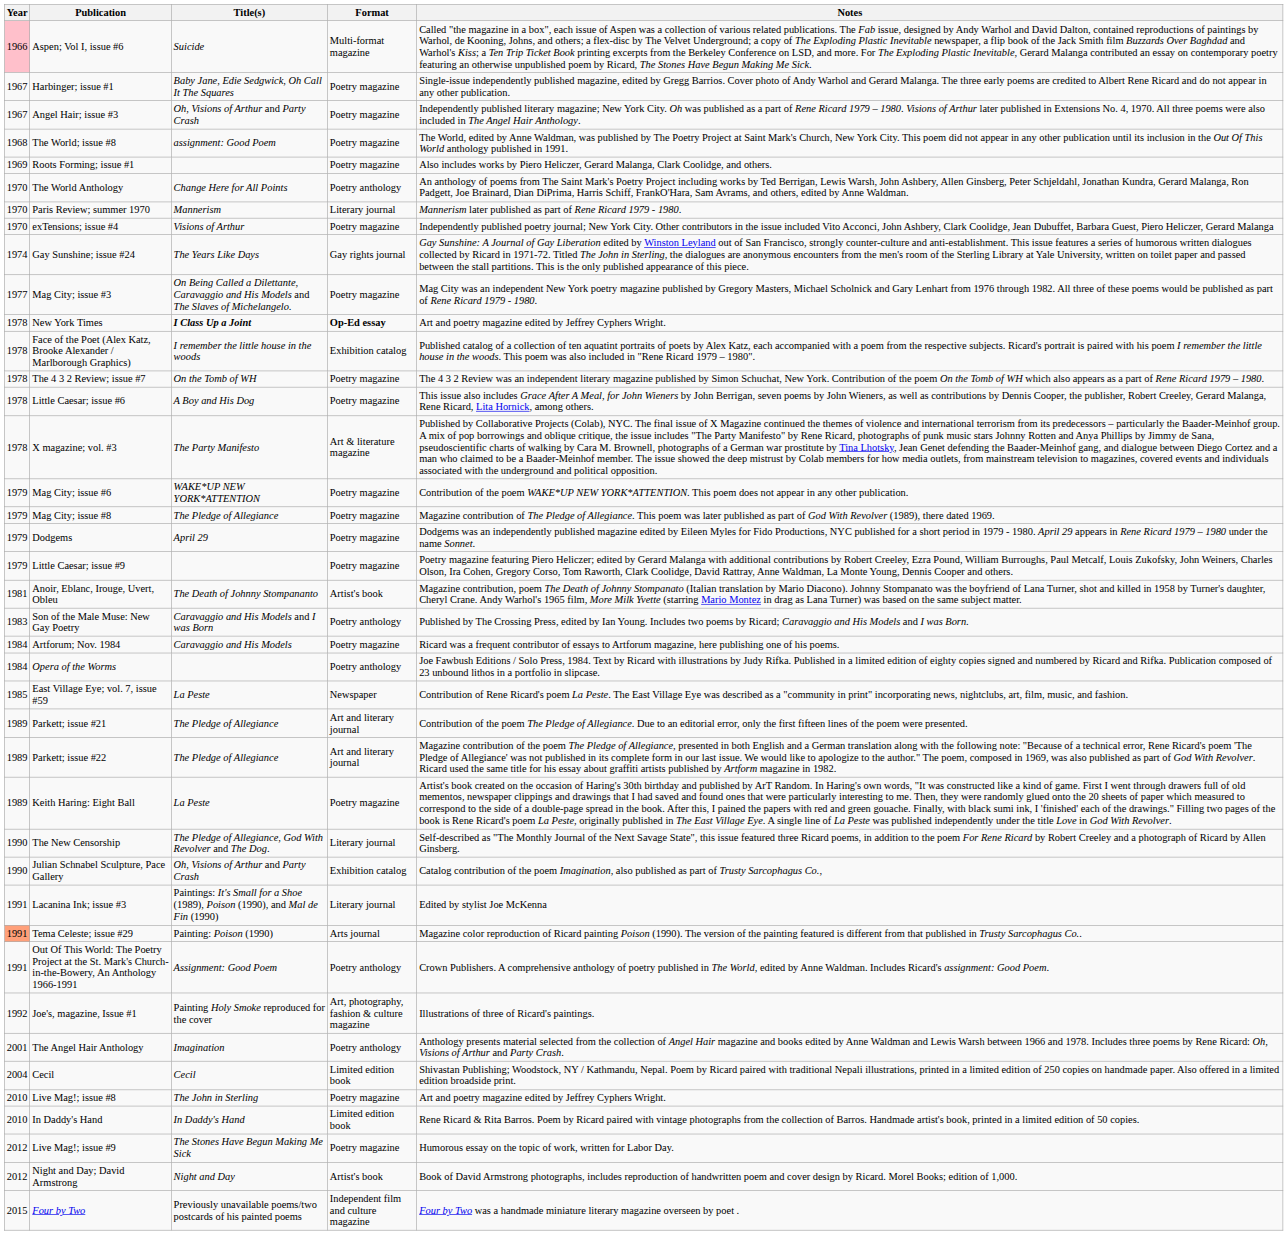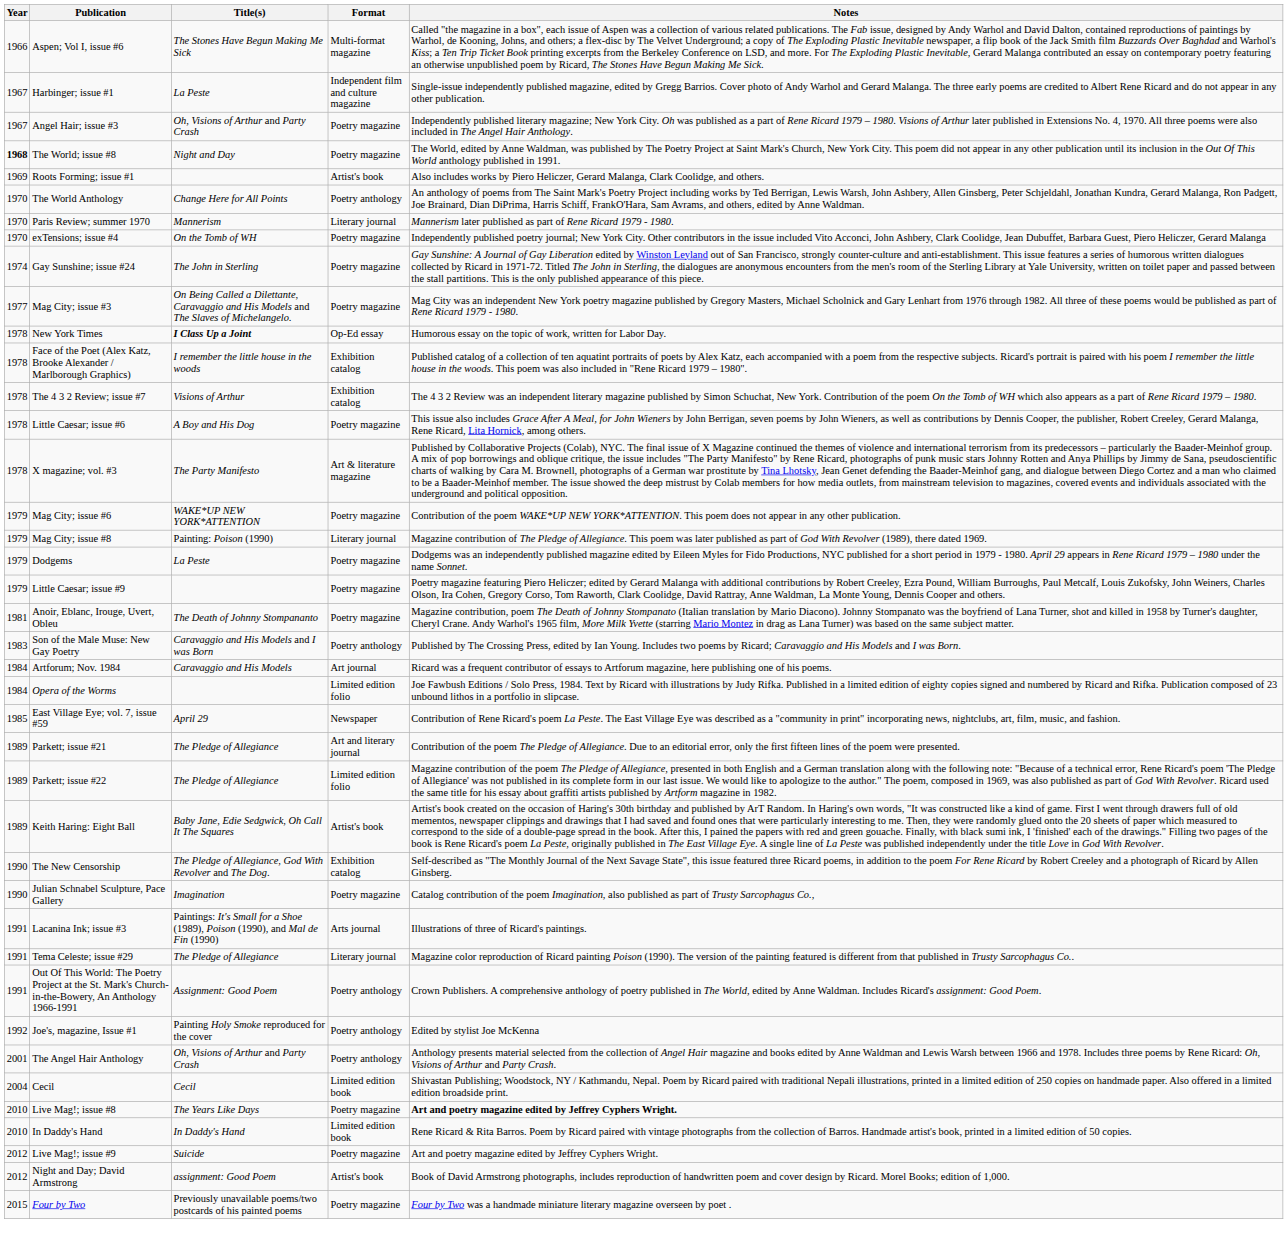(17, 46) pink background -> (17, 46) no background
(189, 46) Suicide -> (248, 46) The Stones Have Begun Making Me Sick
(248, 86) Baby Jane, Edie Sedgwick, Oh Call It The Squares -> (192, 92) La Peste
(365, 86) Poetry magazine -> (366, 92) Independent film and culture magazine
(17, 143) normal -> (17, 154) bold
(225, 143) assignment: Good Poem -> (204, 154) Night and Day
(365, 165) Poetry magazine -> (357, 177) Artist's book
(209, 226) Visions of Arthur -> (215, 238) On the Tomb of WH
(216, 254) The Years Like Days -> (216, 266) The John in Sterling
(368, 254) Gay rights journal -> (365, 266) Poetry magazine
(358, 322) bold -> (357, 334) normal
(542, 322) Art and poetry magazine edited by Jeffrey Cyphers Wright. -> (539, 334) Humorous essay on the topic of work, written for Labor Day.
(215, 379) On the Tomb of WH -> (209, 396) Visions of Arthur
(365, 379) Poetry magazine -> (352, 396) Exhibition catalog
(226, 515) The Pledge of Allegiance -> (223, 538) Painting: Poison (1990)
(365, 515) Poetry magazine -> (363, 538) Literary journal
(191, 537) April 29 -> (192, 561) La Peste
(356, 594) Artist's book -> (365, 617) Poetry magazine
(365, 644) Poetry magazine -> (353, 668) Art journal
(366, 667) Poetry anthology -> (363, 690) Limited edition folio
(192, 695) La Peste -> (191, 718) April 29
(362, 757) Art and literary journal -> (363, 780) Limited edition folio
(192, 803) La Peste -> (248, 826) Baby Jane, Edie Sedgwick, Oh Call It The Squares
(365, 803) Poetry magazine -> (357, 826) Artist's book
(363, 843) Literary journal -> (352, 866) Exhibition catalog
(240, 871) Oh, Visions of Arthur and Party Crash -> (199, 894) Imagination
(368, 871) Exhibition catalog -> (365, 894) Poetry magazine
(363, 905) Literary journal -> (355, 928) Arts journal
(483, 905) Edited by stylist Joe McKenna -> (499, 928) Illustrations of three of Ricard's paintings.
(17, 933) lightsalmon background -> (17, 956) no background
(223, 933) Painting: Poison (1990) -> (226, 956) The Pledge of Allegiance
(355, 933) Arts journal -> (363, 956) Literary journal
(367, 1013) Art, photography, fashion & culture magazine -> (366, 1030) Poetry anthology
(507, 1013) Illustrations of three of Ricard's paintings. -> (475, 1030) Edited by stylist Joe McKenna
(199, 1047) Imagination -> (240, 1059) Oh, Visions of Arthur and Party Crash
(216, 1097) The John in Sterling -> (216, 1109) The Years Like Days
(542, 1097) normal -> (544, 1109) bold
(248, 1148) The Stones Have Begun Making Me Sick -> (189, 1154) Suicide
(546, 1148) Humorous essay on the topic of work, written for Labor Day. -> (535, 1154) Art and poetry magazine edited by Jeffrey Cyphers Wright.
(204, 1176) Night and Day -> (225, 1176) assignment: Good Poem
(366, 1210) Independent film and culture magazine -> (365, 1204) Poetry magazine
